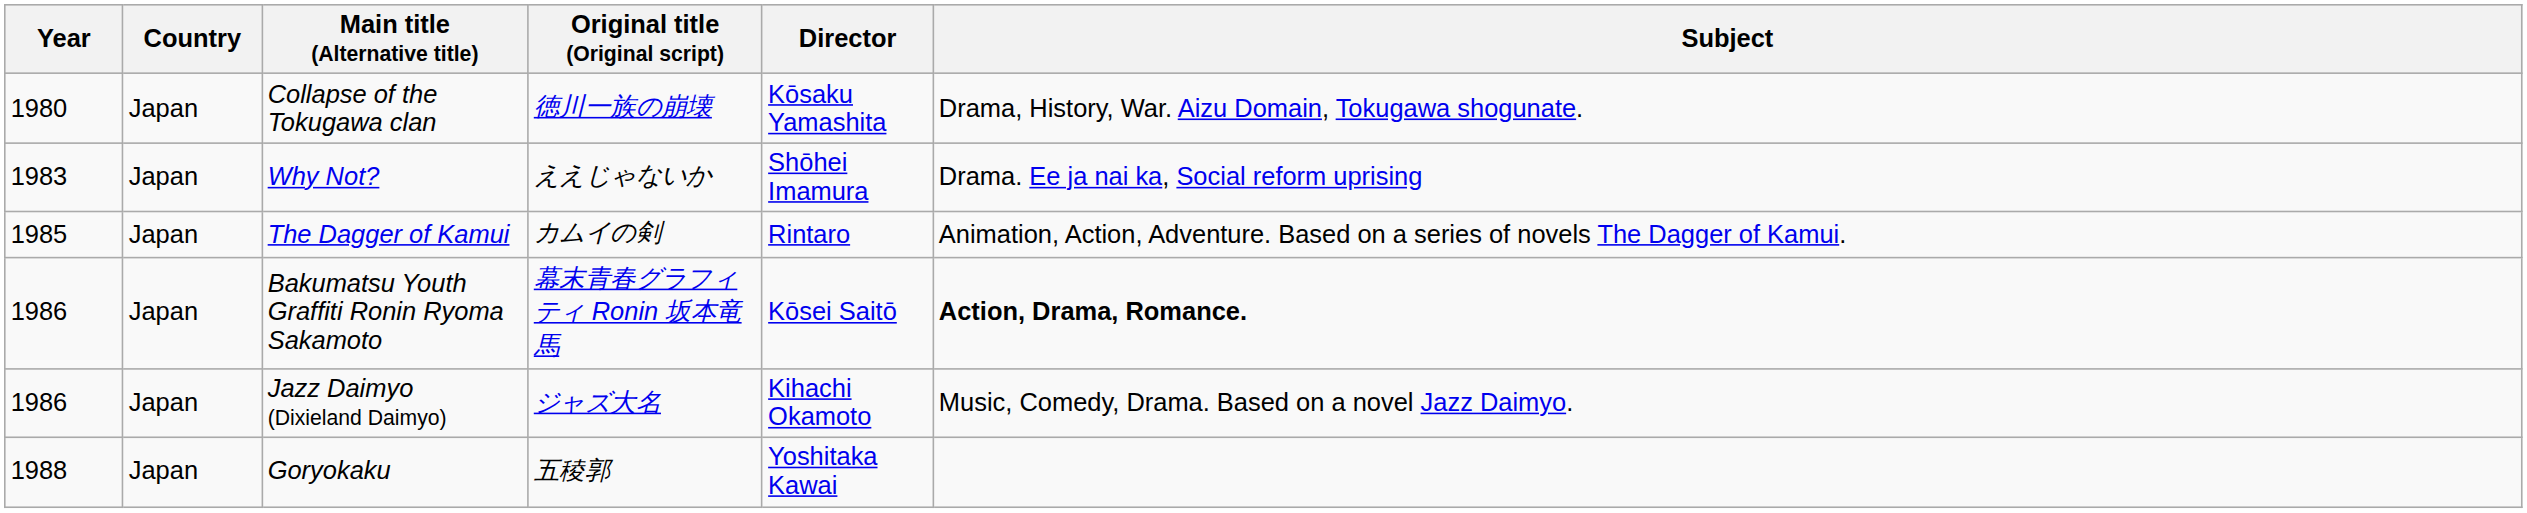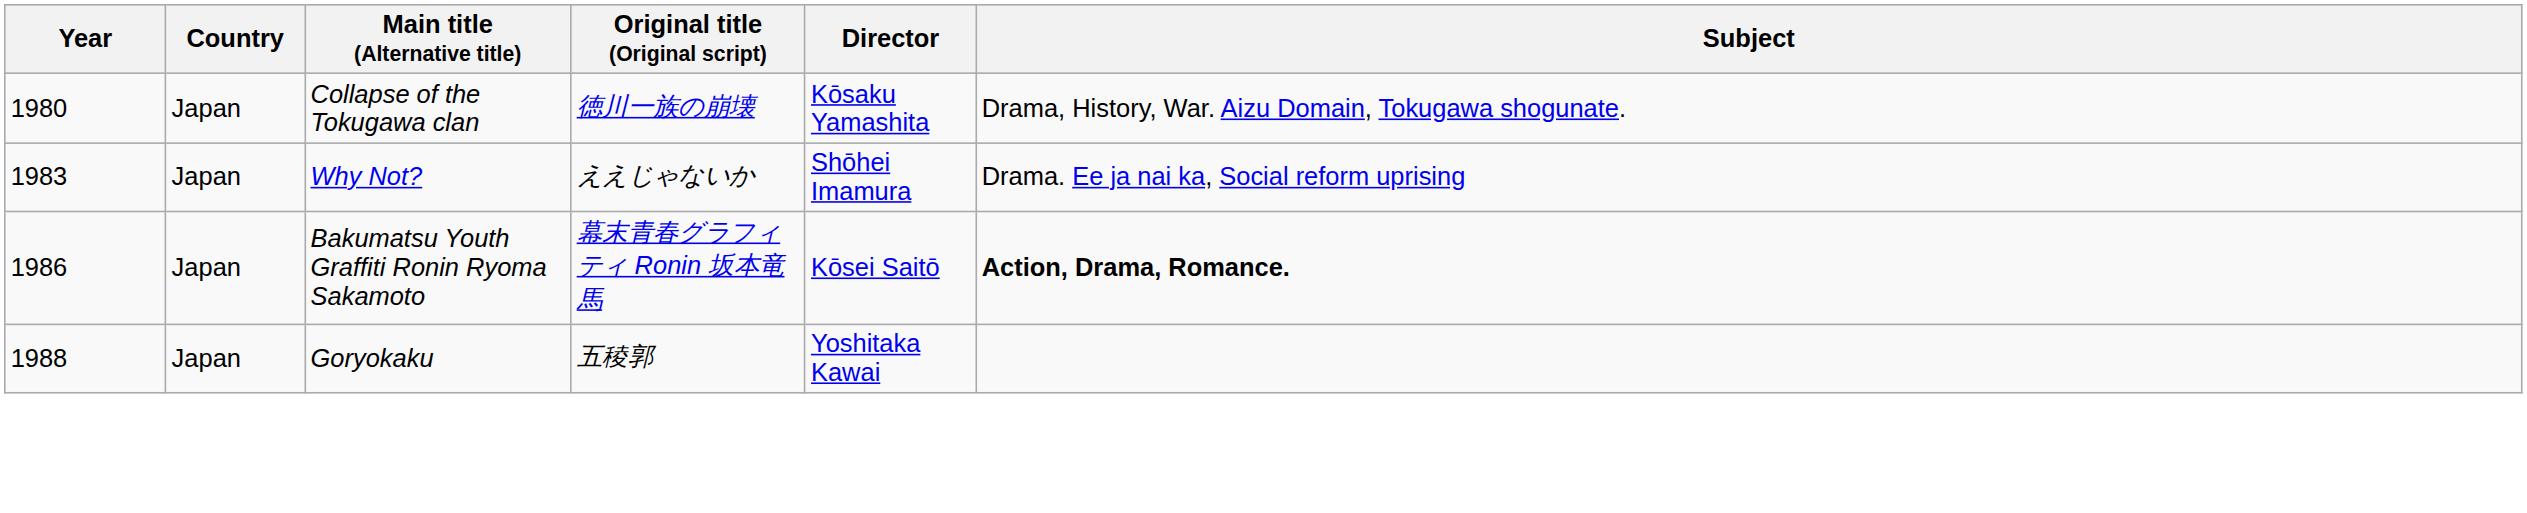- row: (389, 233)
- row: (357, 402)
